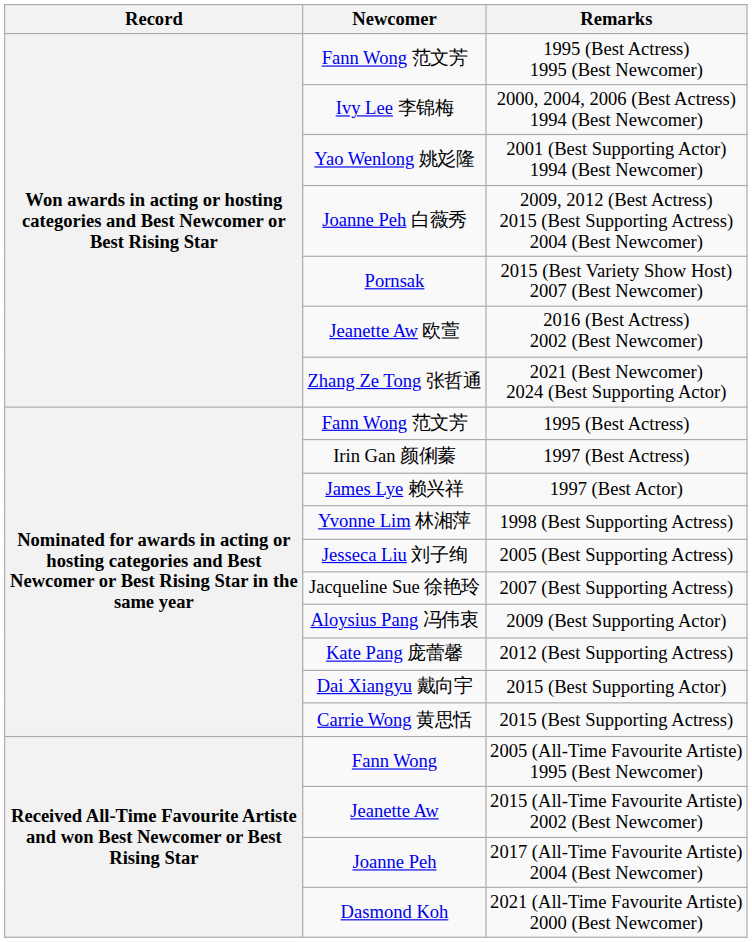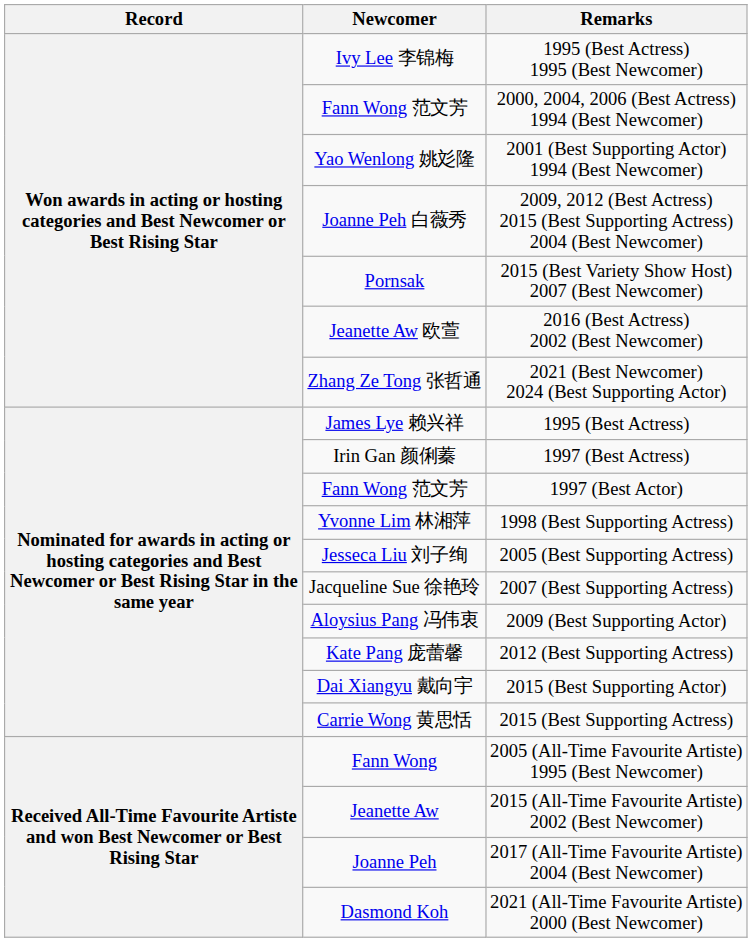(394, 58) Fann Wong 范文芳 -> (394, 58) Ivy Lee 李锦梅
(394, 108) Ivy Lee 李锦梅 -> (394, 108) Fann Wong 范文芳
(394, 422) Fann Wong 范文芳 -> (394, 422) James Lye 赖兴祥
(394, 488) James Lye 赖兴祥 -> (394, 488) Fann Wong 范文芳
